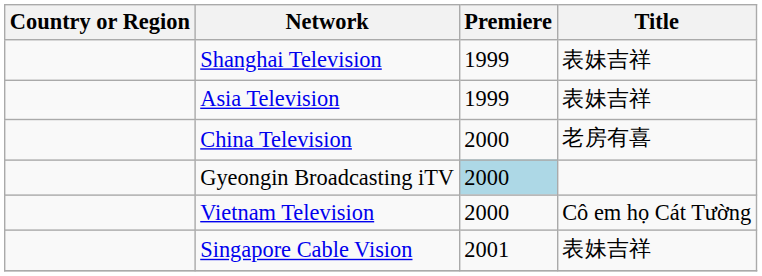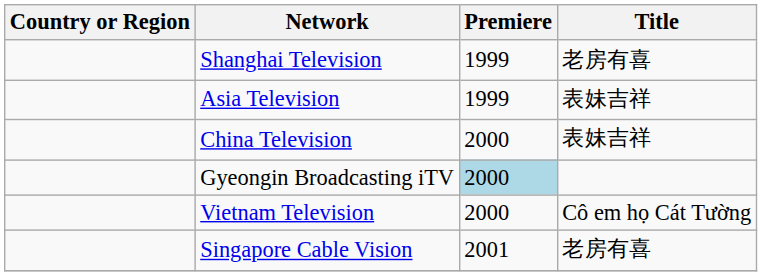(607, 59) 表妹吉祥 -> (607, 59) 老房有喜
(607, 138) 老房有喜 -> (607, 138) 表妹吉祥
(607, 249) 表妹吉祥 -> (607, 249) 老房有喜
